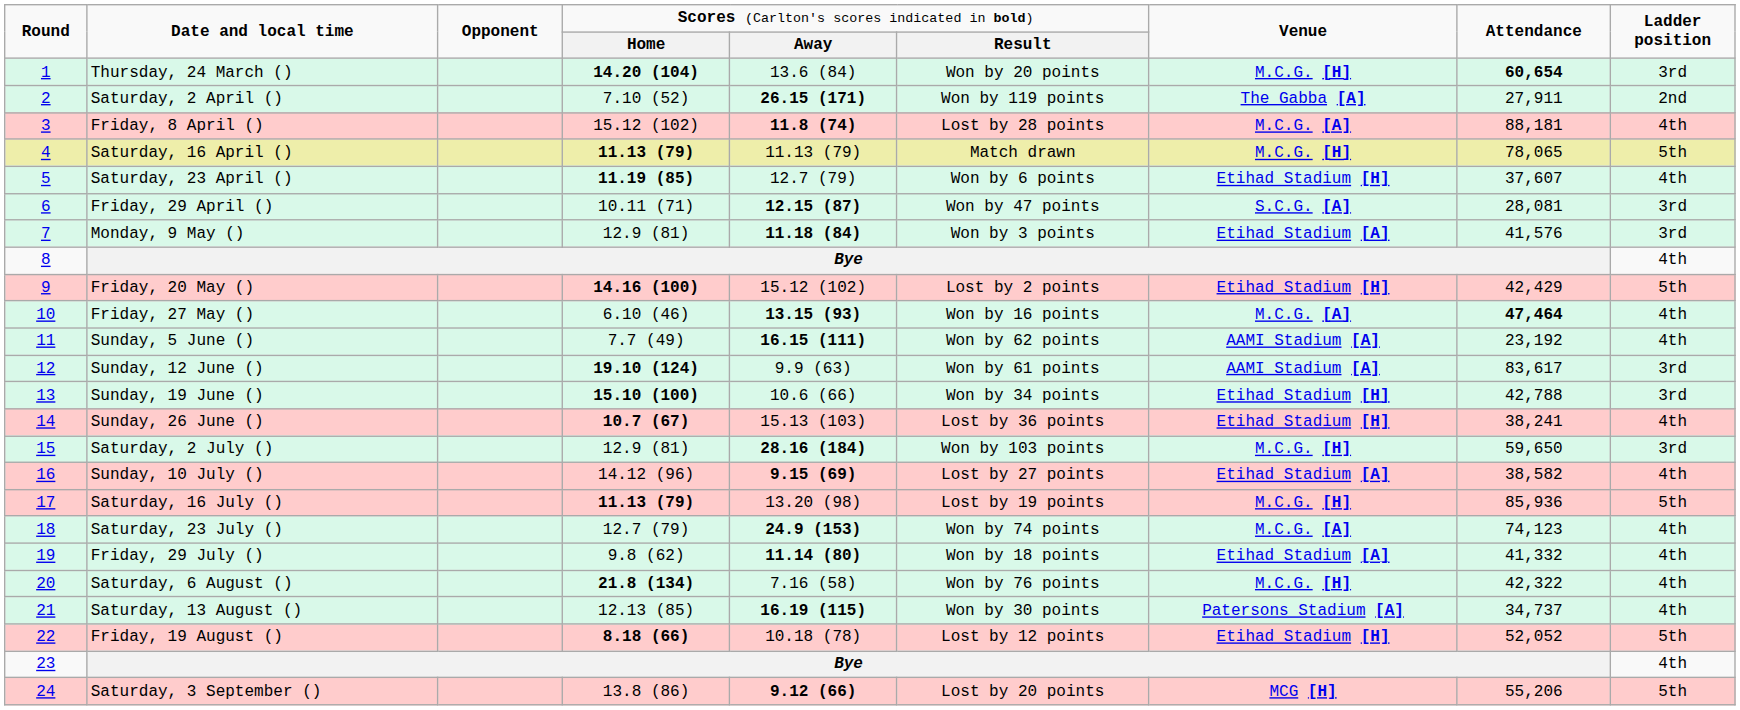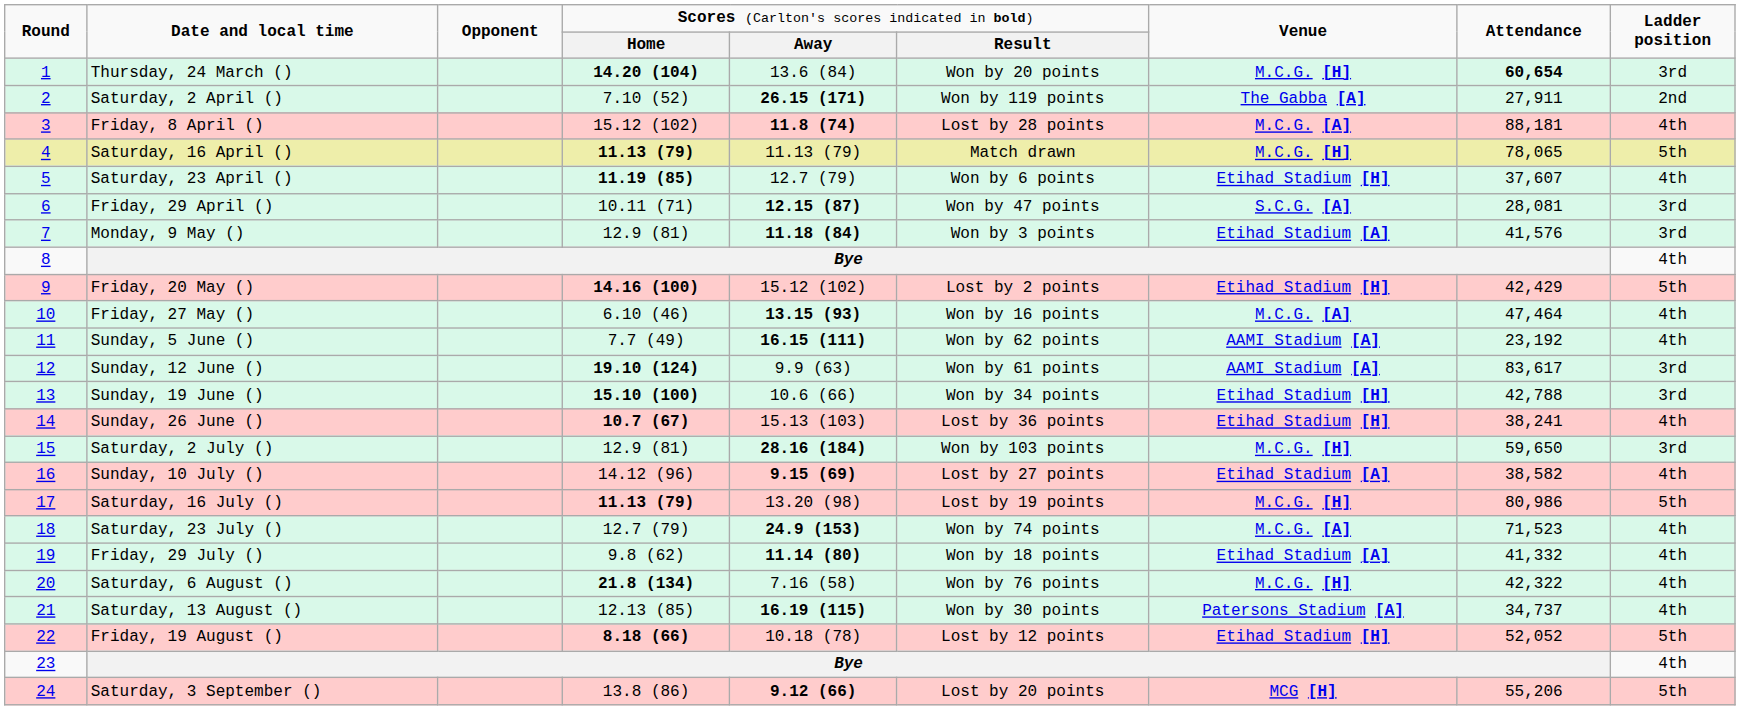(1534, 314) bold -> (1534, 314) normal
(1534, 503) 85,936 -> (1534, 503) 80,986
(1534, 529) 74,123 -> (1534, 529) 71,523
